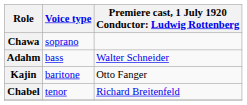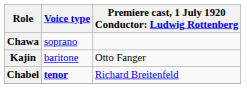- row: (23, 58)
(56, 91) normal -> (56, 74) bold
